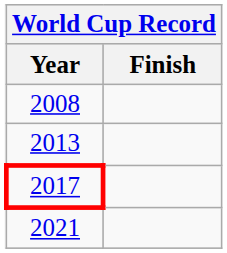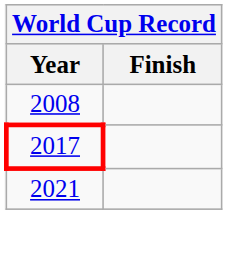- row: (55, 143)
